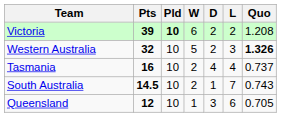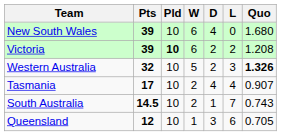+ row: (52, 31)
(148, 67) 16 -> (148, 85) 17
(259, 67) 0.737 -> (259, 85) 0.907
